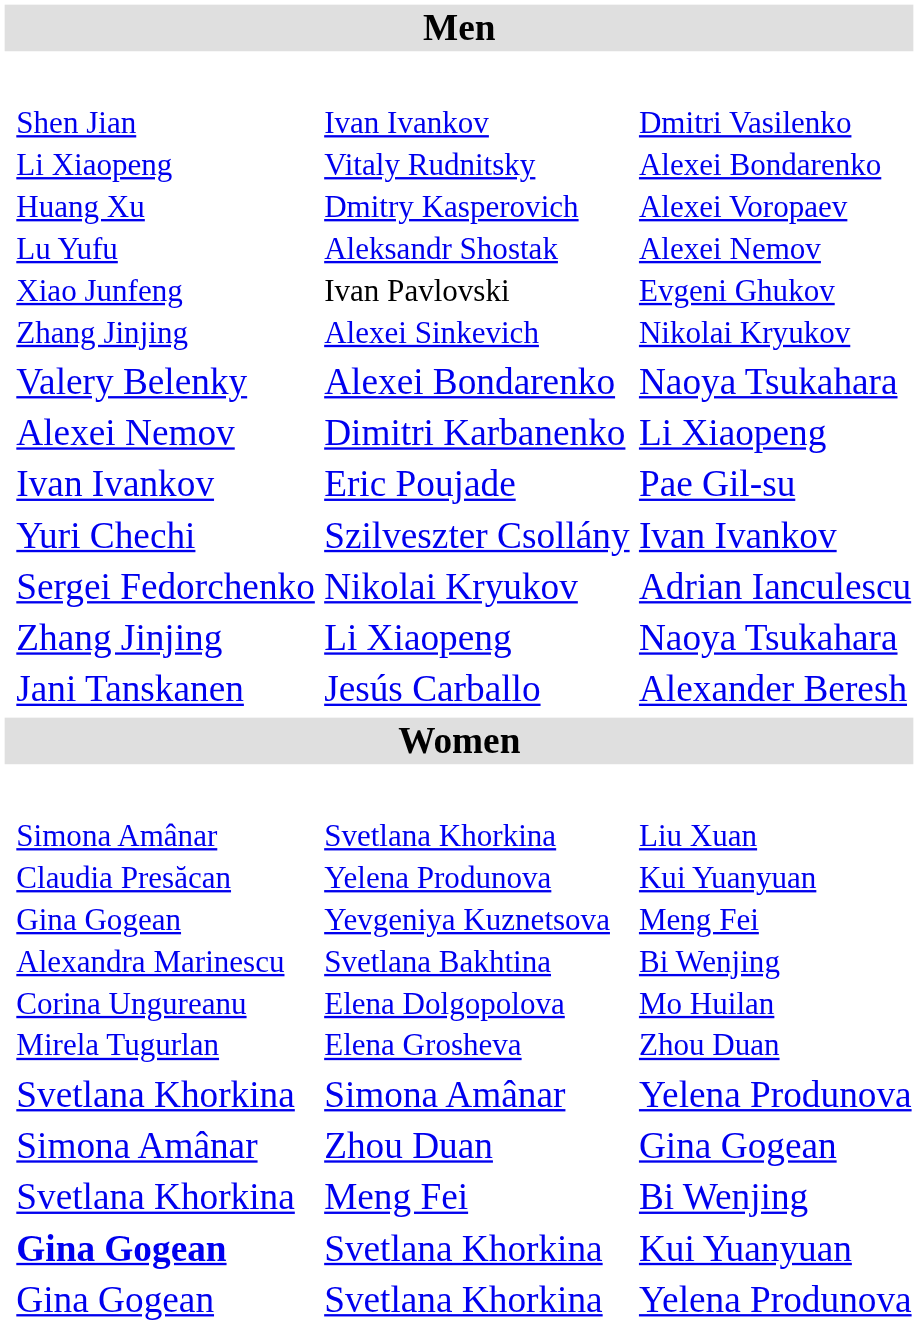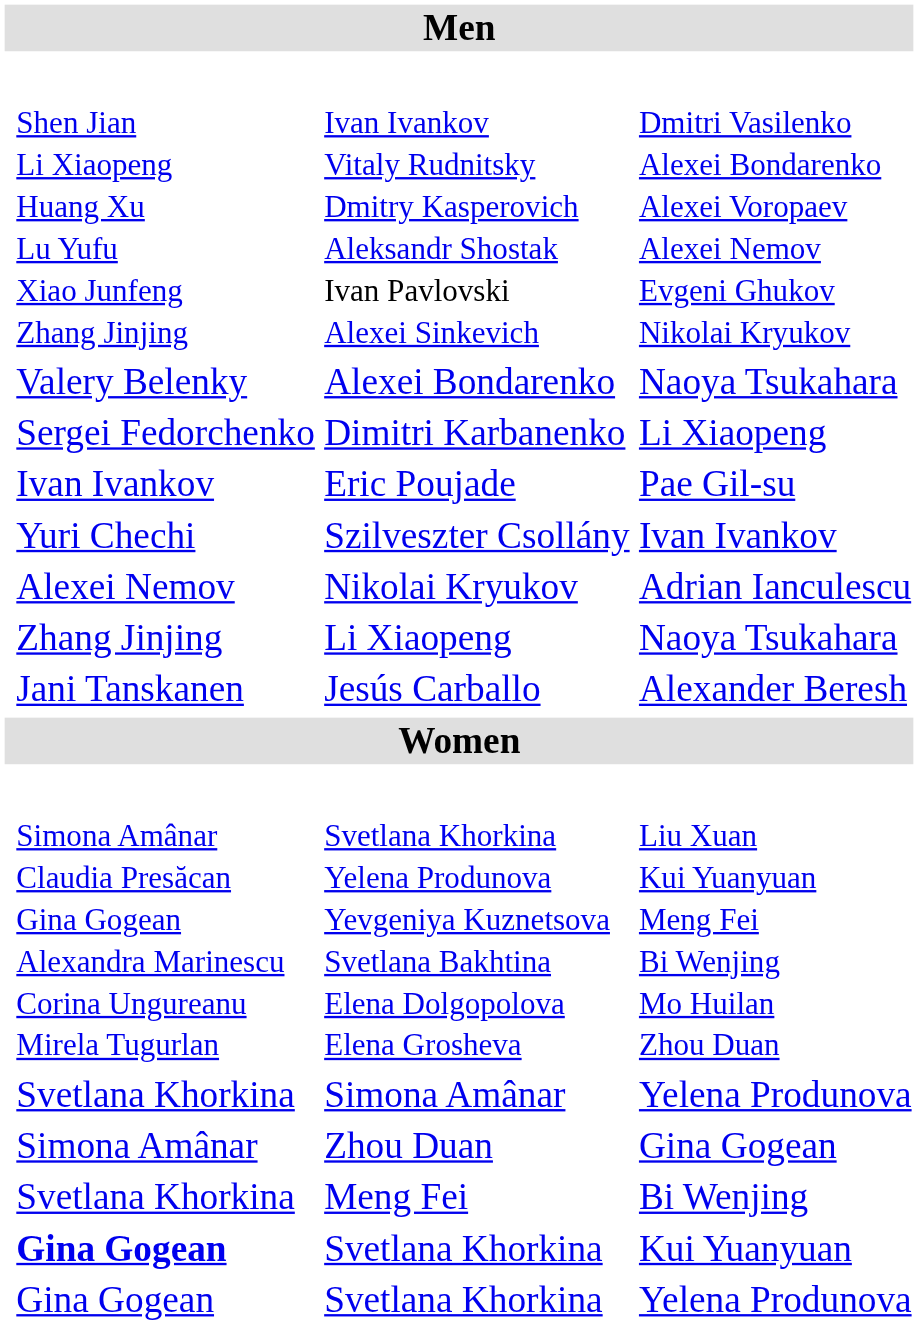(126, 432) Alexei Nemov -> (166, 432) Sergei Fedorchenko
(166, 586) Sergei Fedorchenko -> (126, 586) Alexei Nemov
